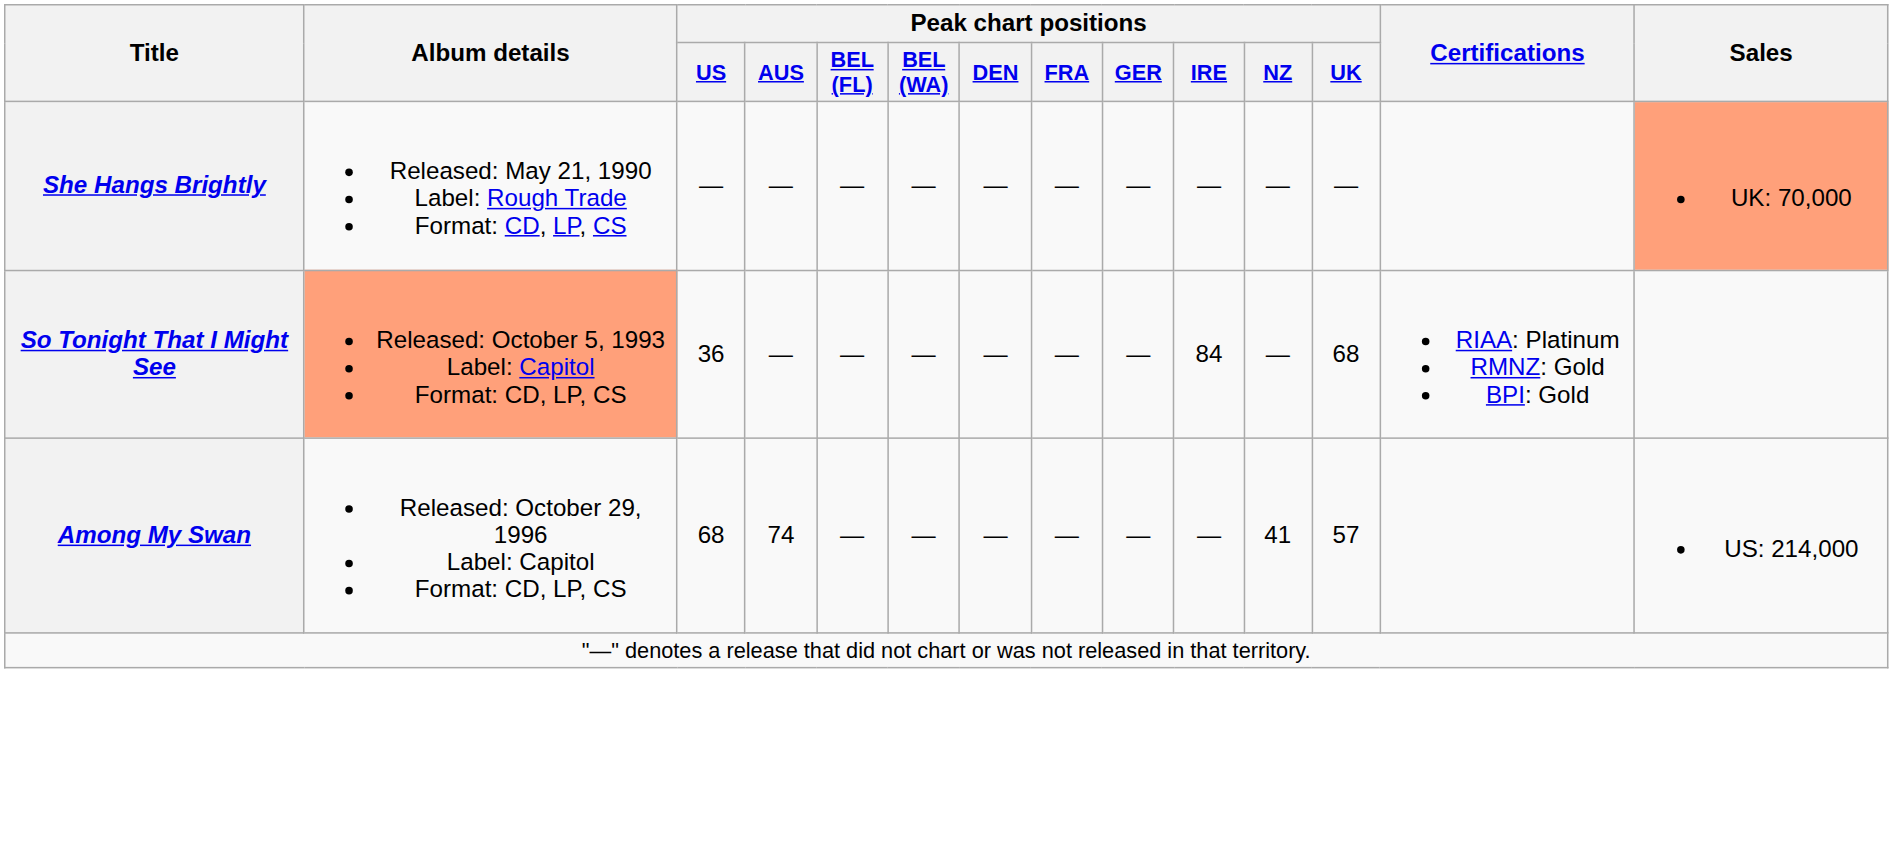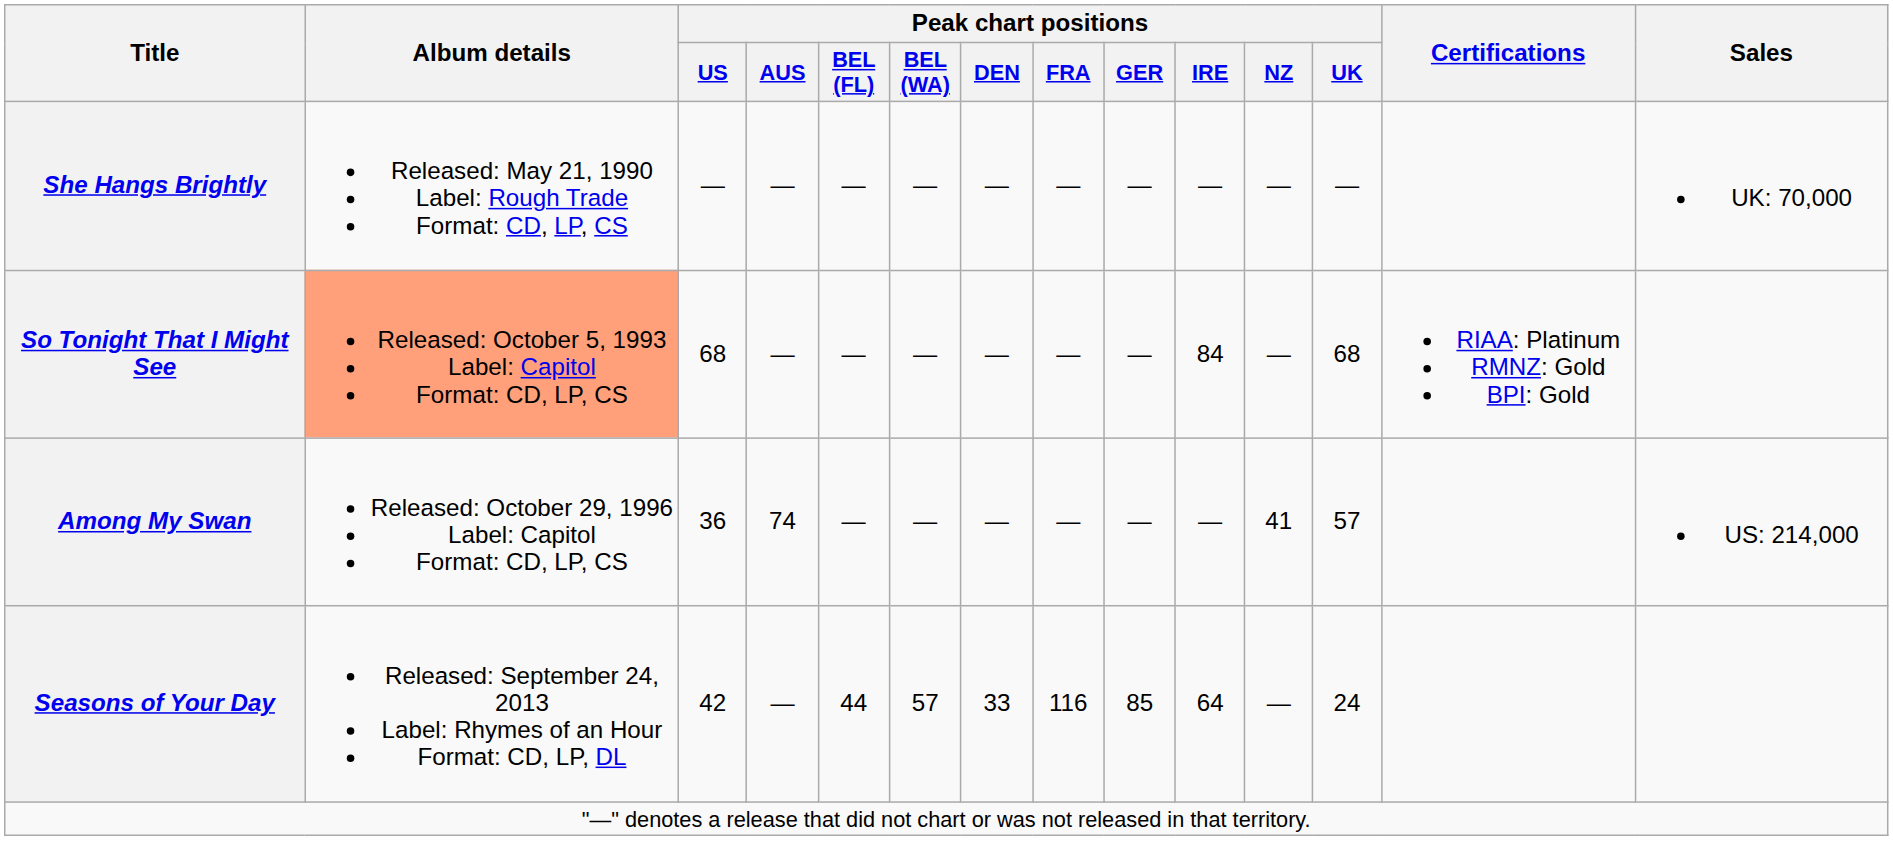(1761, 199) lightsalmon background -> (1761, 199) no background
(711, 353) 36 -> (713, 353) 68
(711, 535) 68 -> (713, 521) 36
+ row: (155, 703)
